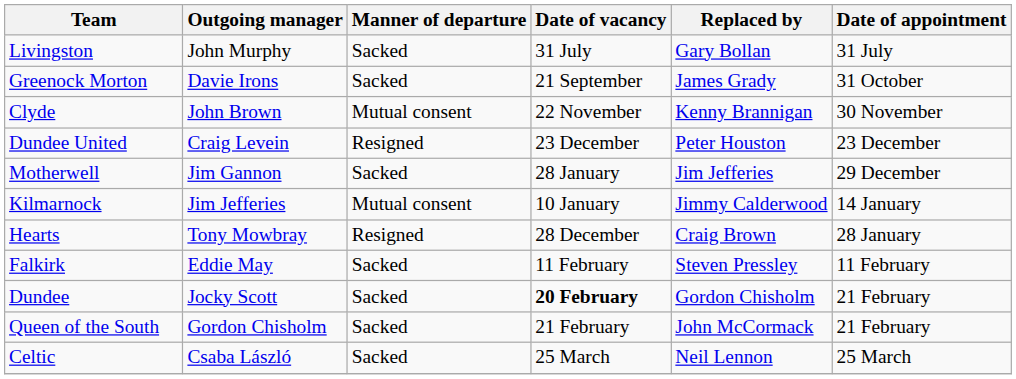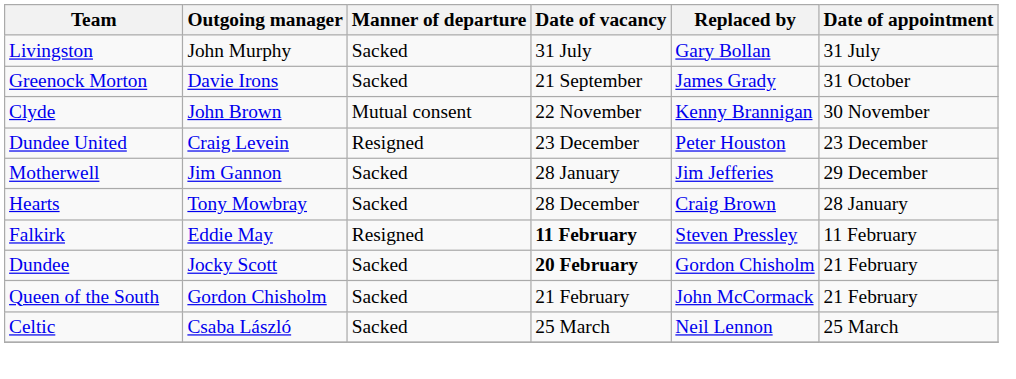- row: (55, 204)
(388, 234) Resigned -> (380, 204) Sacked
(380, 265) Sacked -> (388, 234) Resigned
(582, 265) normal -> (586, 234) bold
